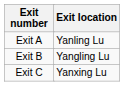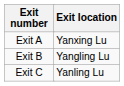(80, 40) Yanling Lu -> (81, 40) Yanxing Lu
(81, 72) Yanxing Lu -> (80, 72) Yanling Lu
